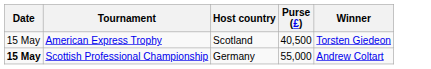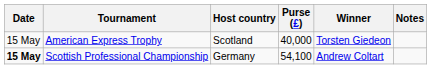+ column: (410, 18)
(296, 40) 40,500 -> (296, 40) 40,000
(296, 56) 55,000 -> (296, 56) 54,100
